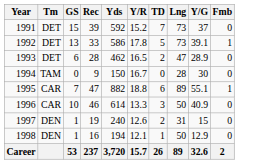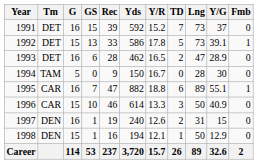+ column: (73, 12)
